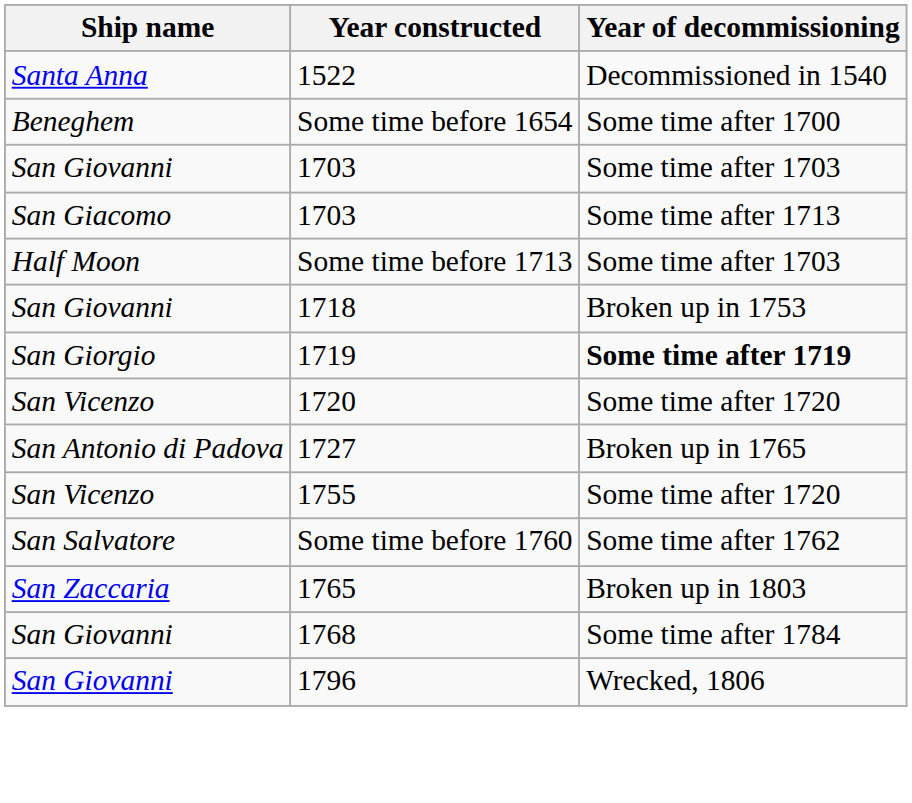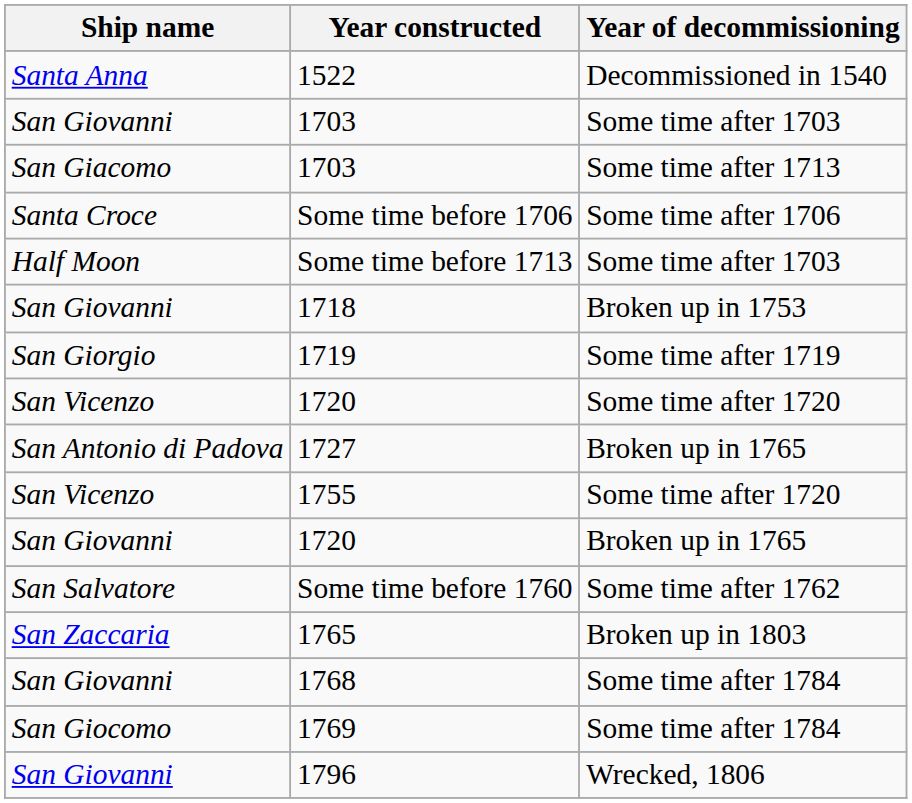- row: (73, 121)
+ row: (84, 214)
(719, 354) bold -> (713, 354) normal
+ row: (92, 541)
+ row: (91, 728)
